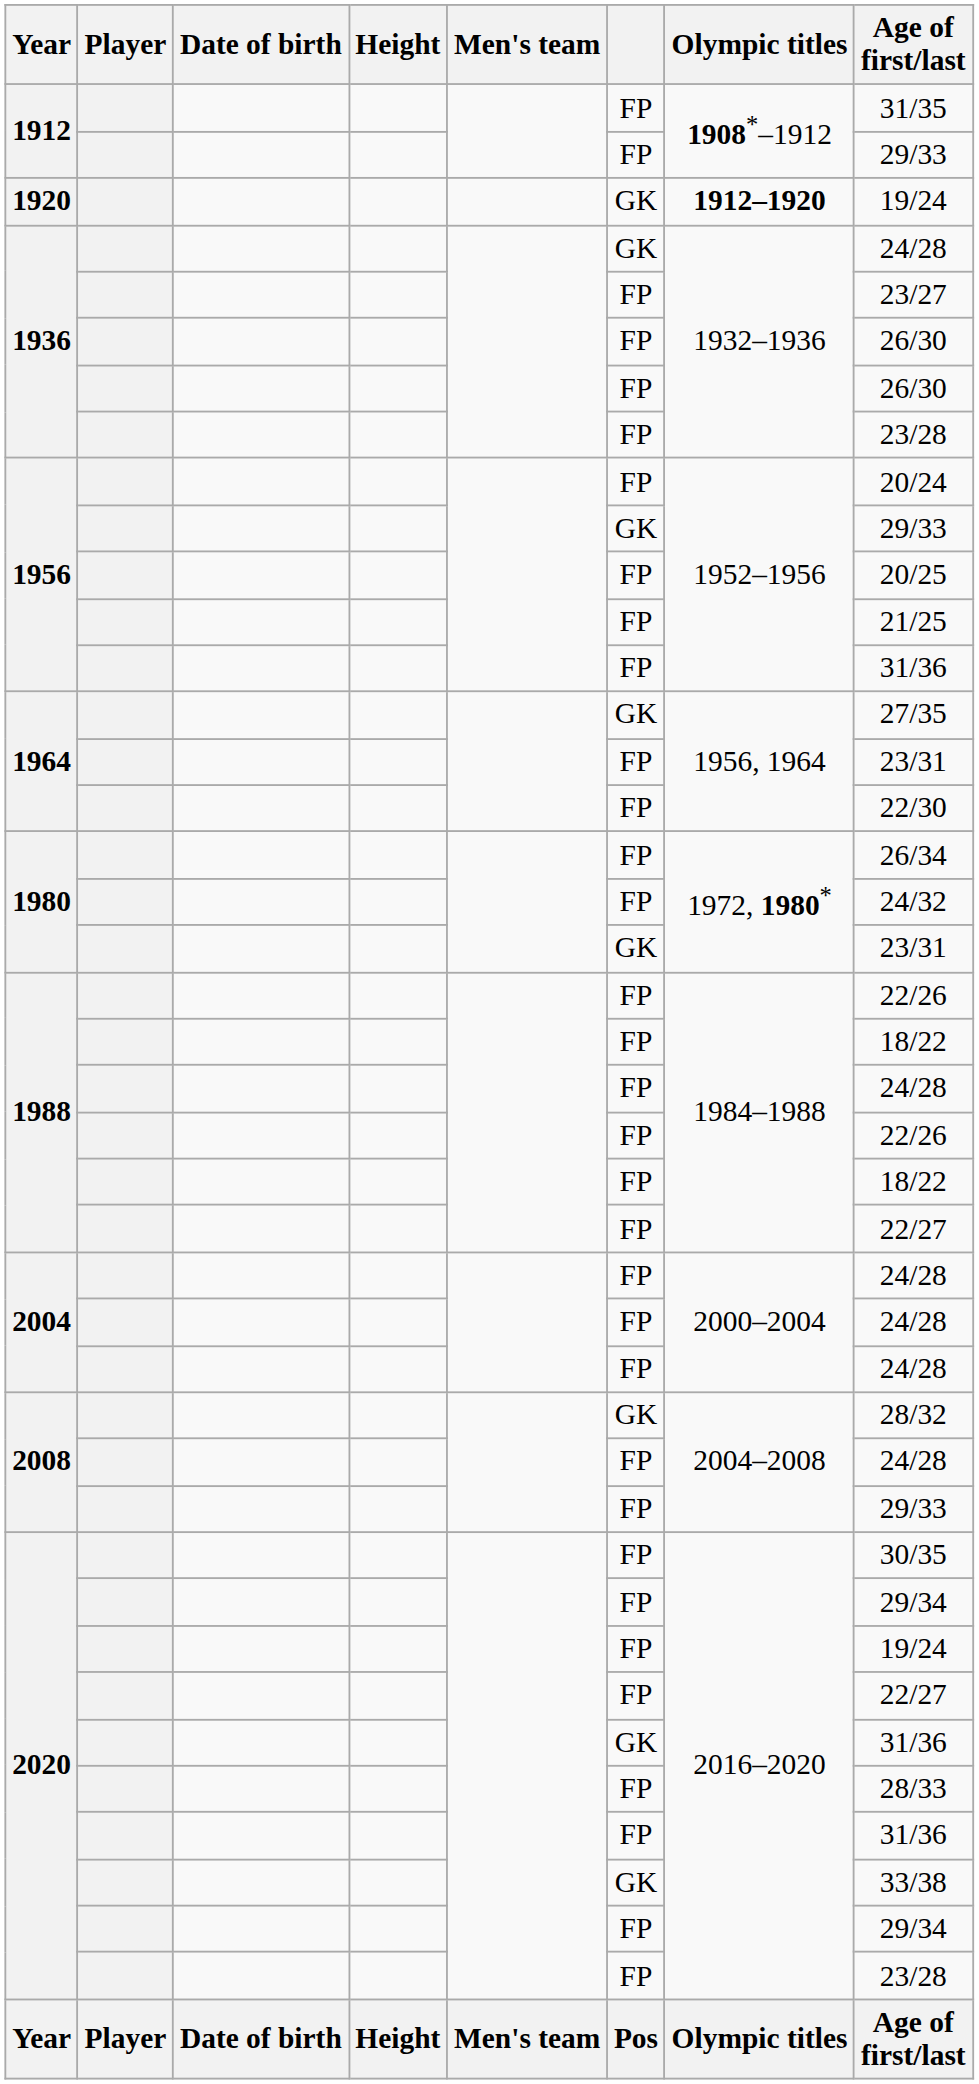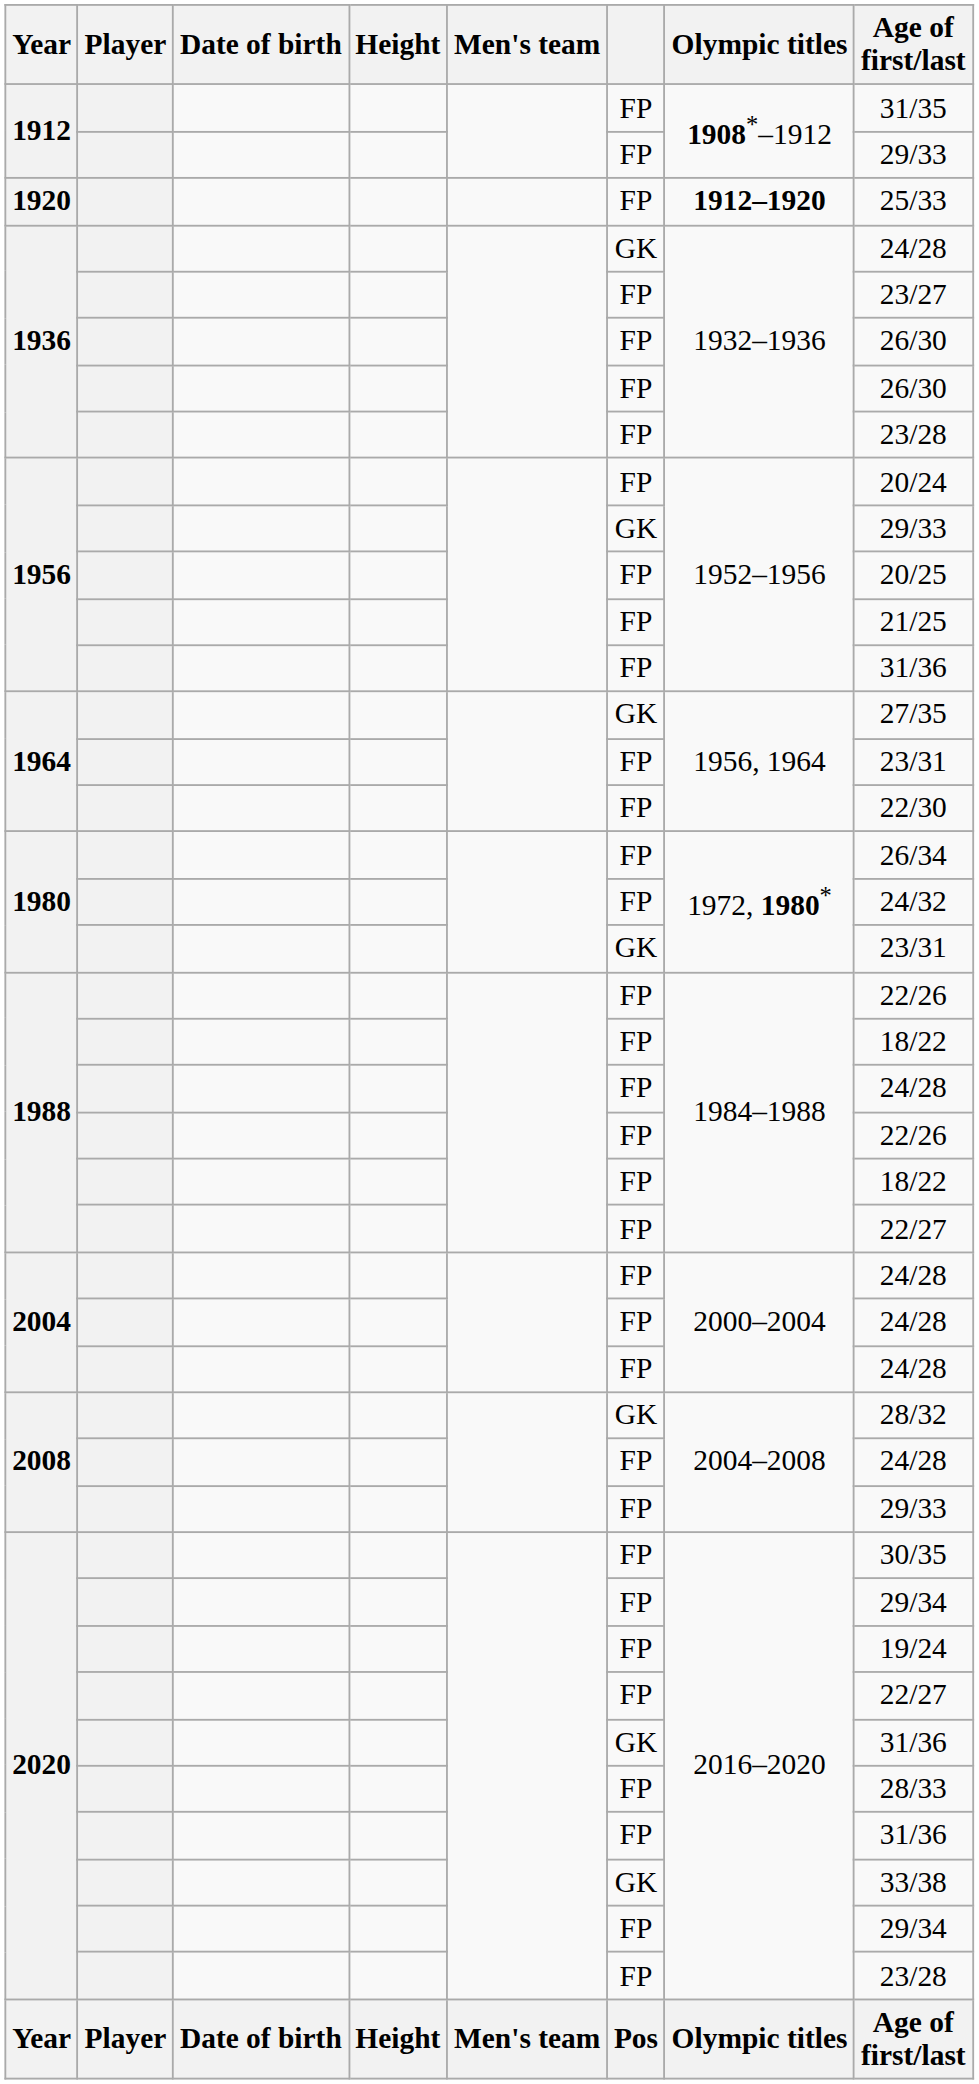(636, 201) GK -> (636, 201) FP
(913, 201) 19/24 -> (913, 201) 25/33
